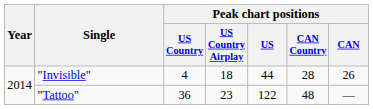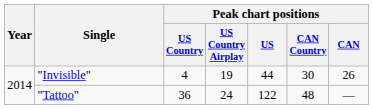(226, 75) 18 -> (226, 75) 19
(308, 75) 28 -> (308, 75) 30
(226, 95) 23 -> (226, 95) 24
